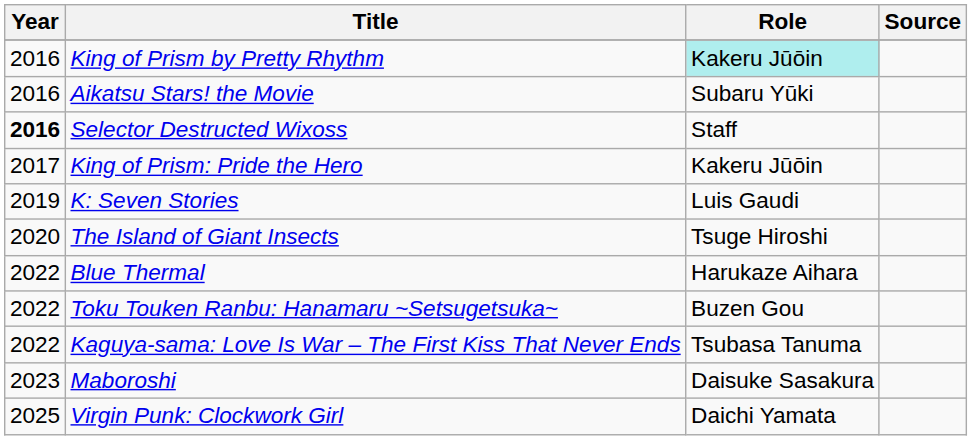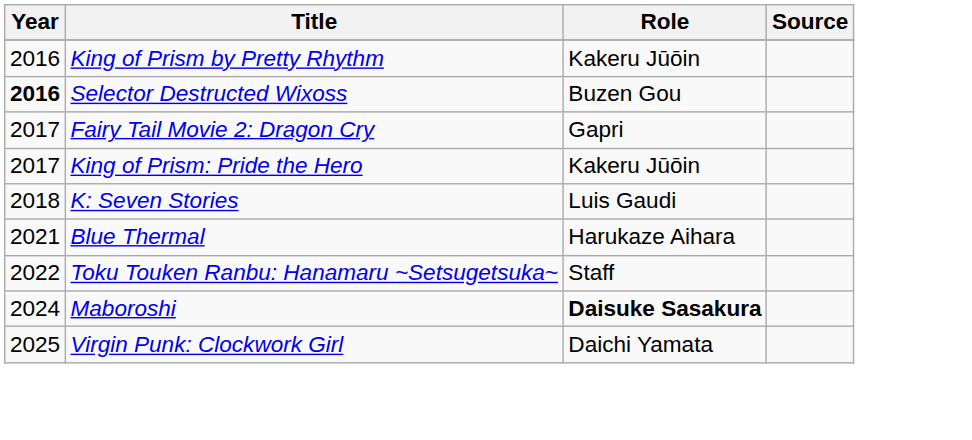(757, 58) paleturquoise background -> (634, 58) no background
- row: (192, 93)
(714, 129) Staff -> (625, 93) Buzen Gou
+ row: (222, 129)
(35, 201) 2019 -> (35, 201) 2018
- row: (205, 237)
(35, 272) 2022 -> (35, 237) 2021
(748, 308) Buzen Gou -> (591, 272) Staff
- row: (376, 344)
(35, 380) 2023 -> (35, 308) 2024
(783, 380) normal -> (665, 308) bold
